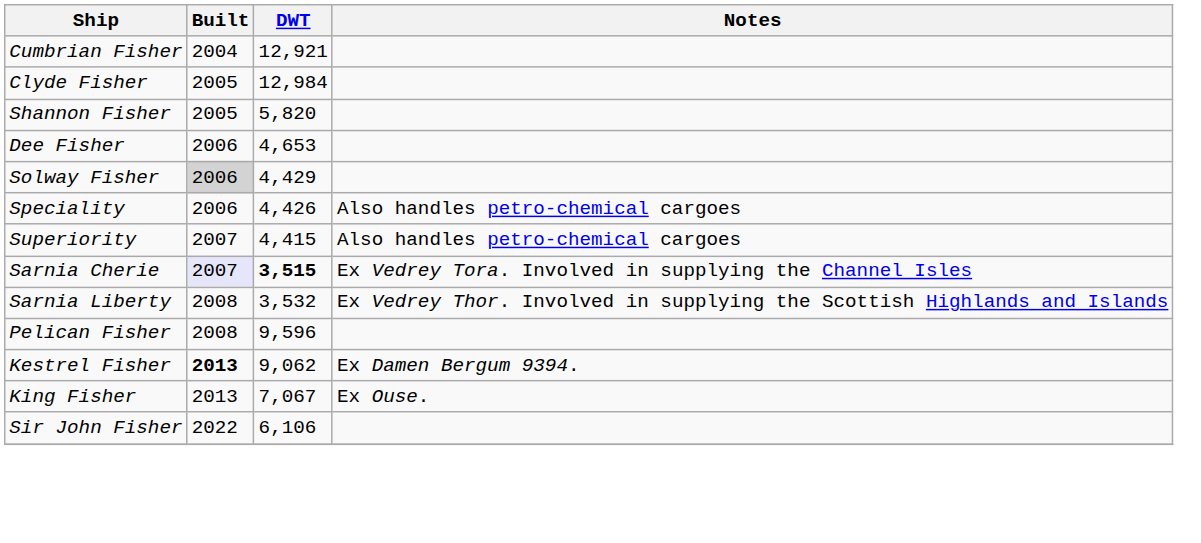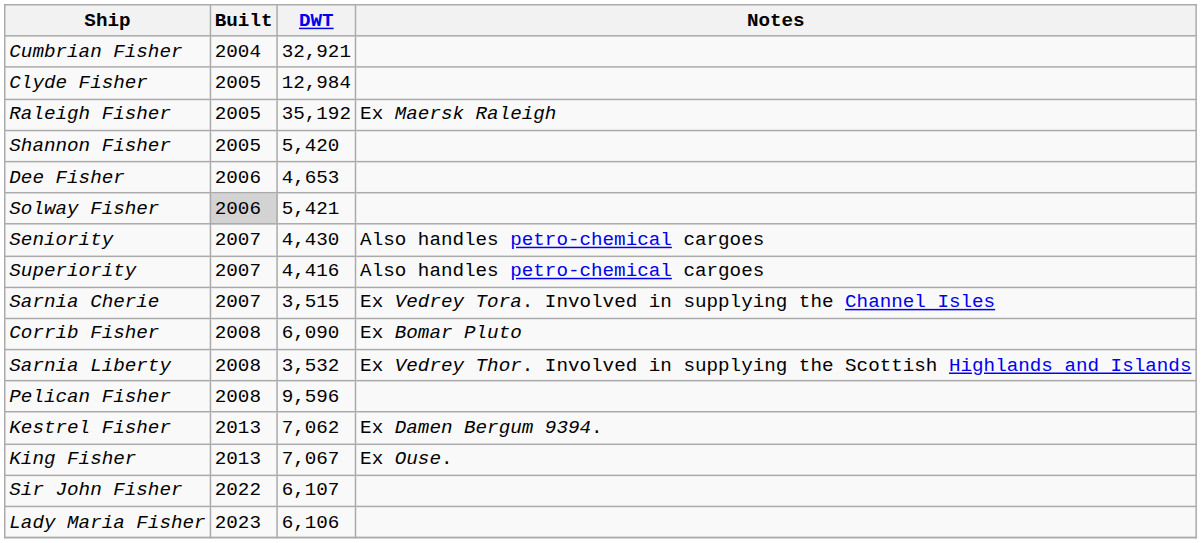(293, 52) 12,921 -> (316, 52) 32,921
+ row: (90, 114)
(287, 114) 5,820 -> (311, 146) 5,420
(287, 177) 4,429 -> (311, 209) 5,421
- row: (67, 209)
+ row: (61, 240)
(287, 240) 4,415 -> (311, 271) 4,416
(215, 271) lavender background -> (238, 303) no background
(287, 271) bold -> (311, 303) normal
+ row: (84, 334)
(215, 365) bold -> (238, 428) normal
(287, 365) 9,062 -> (311, 428) 7,062
(287, 428) 6,106 -> (311, 491) 6,107
+ row: (107, 522)
